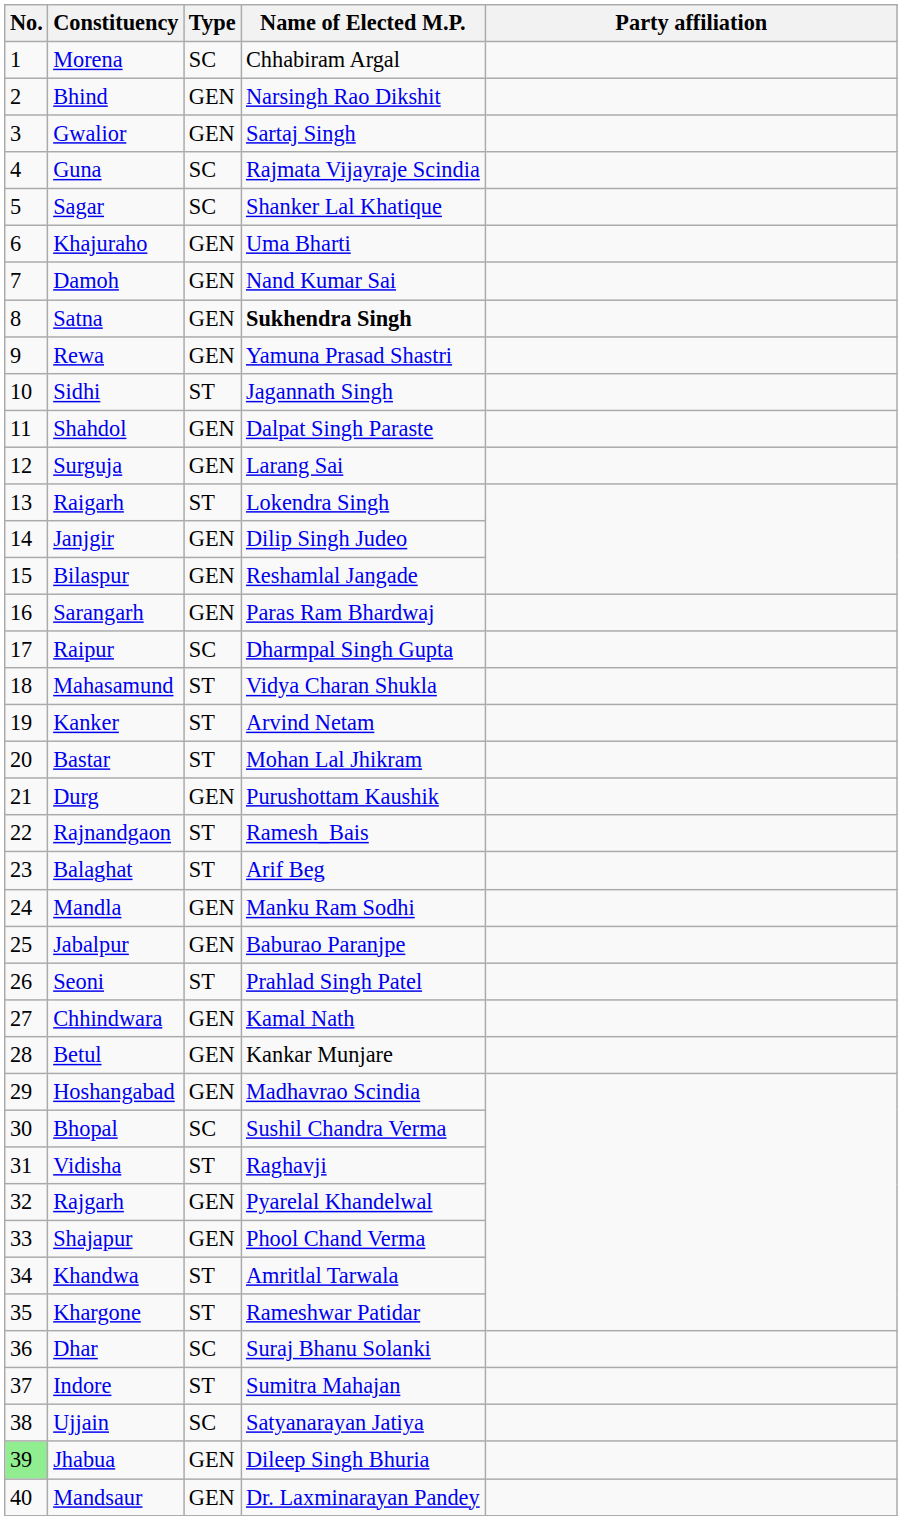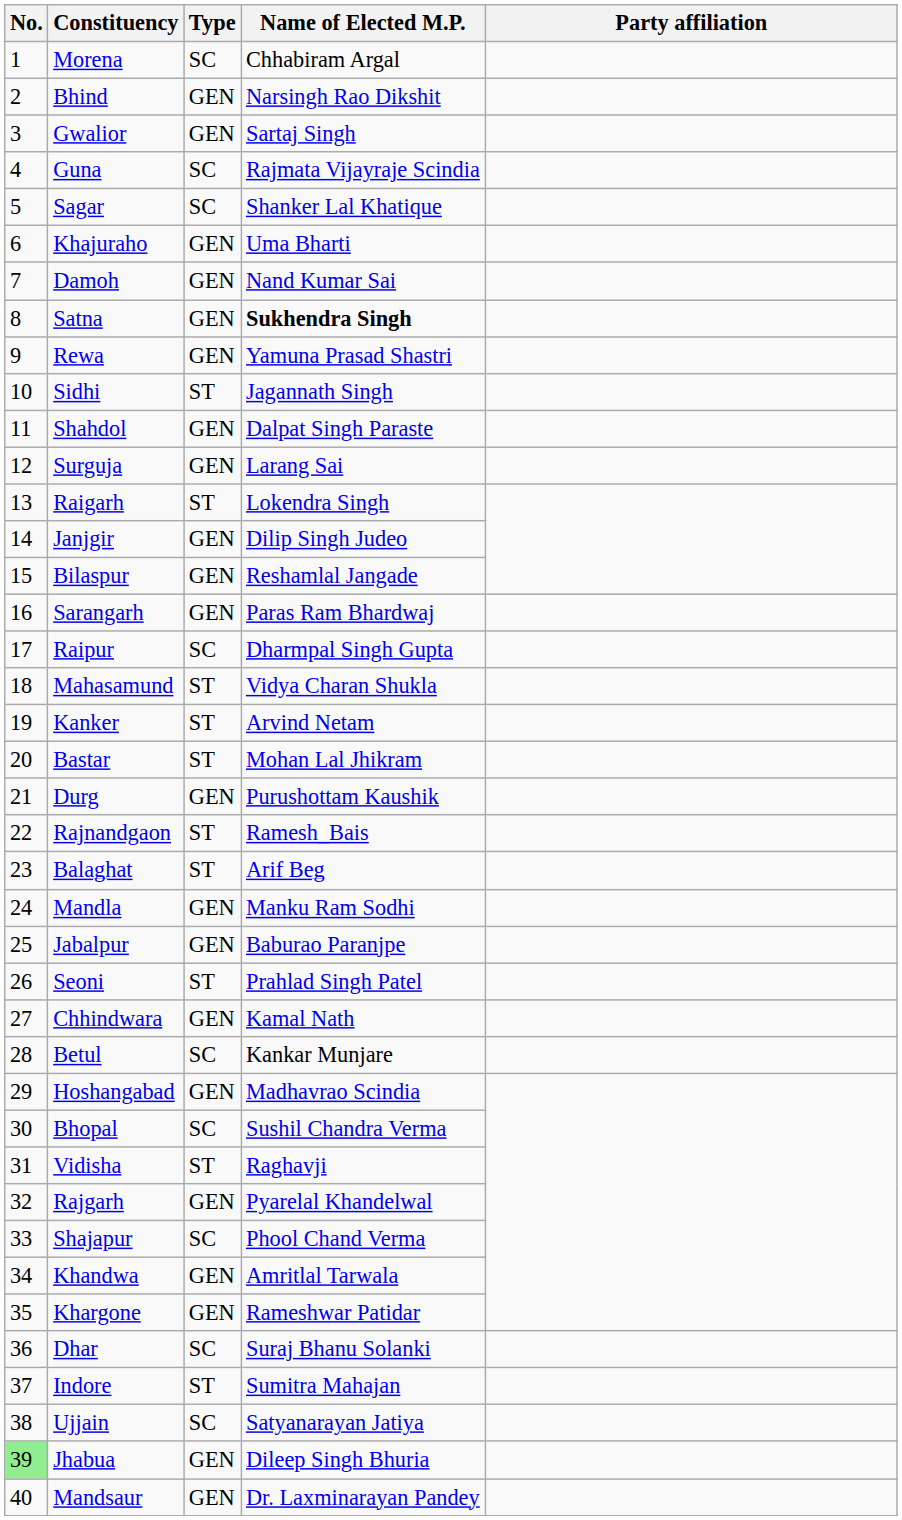(212, 1054) GEN -> (203, 1054) SC
(212, 1238) GEN -> (203, 1238) SC
(202, 1275) ST -> (212, 1275) GEN
(202, 1312) ST -> (212, 1312) GEN
